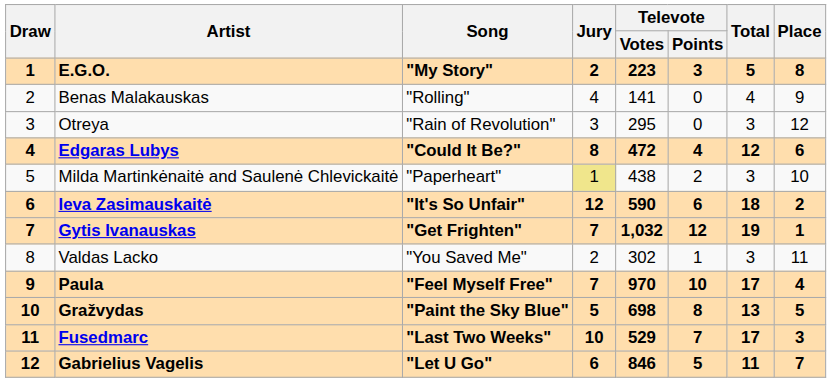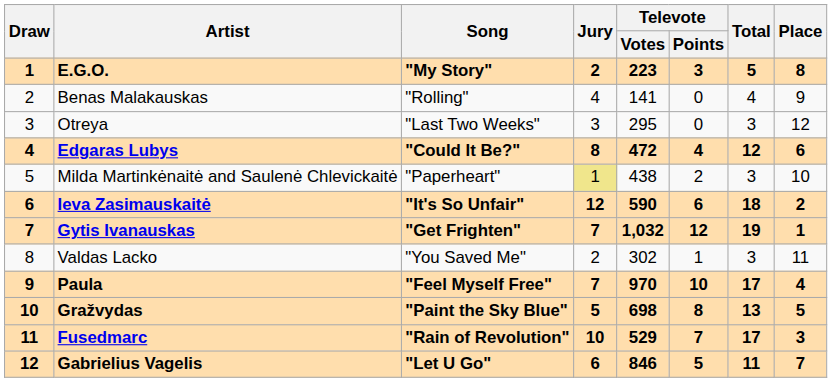(481, 124) "Rain of Revolution" -> (473, 124) "Last Two Weeks"
(479, 337) "Last Two Weeks" -> (487, 337) "Rain of Revolution"
